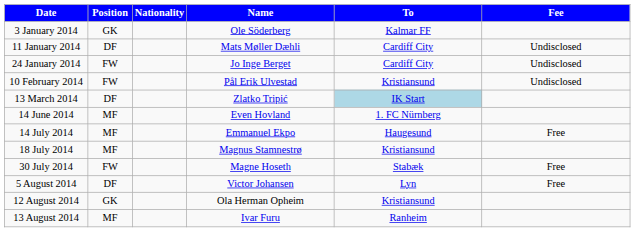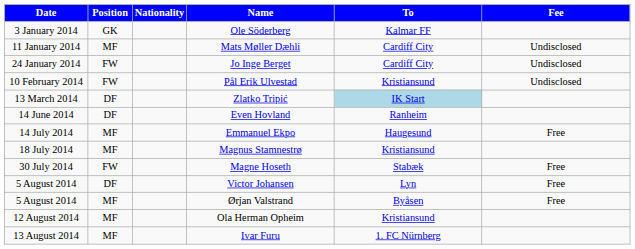(110, 47) DF -> (110, 47) MF
(110, 116) MF -> (110, 116) DF
(408, 116) 1. FC Nürnberg -> (408, 116) Ranheim
+ row: (260, 201)
(110, 201) GK -> (110, 218) MF
(408, 218) Ranheim -> (408, 235) 1. FC Nürnberg
